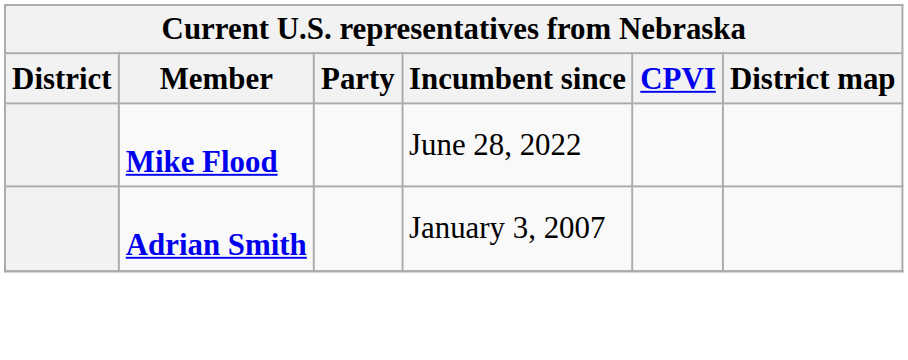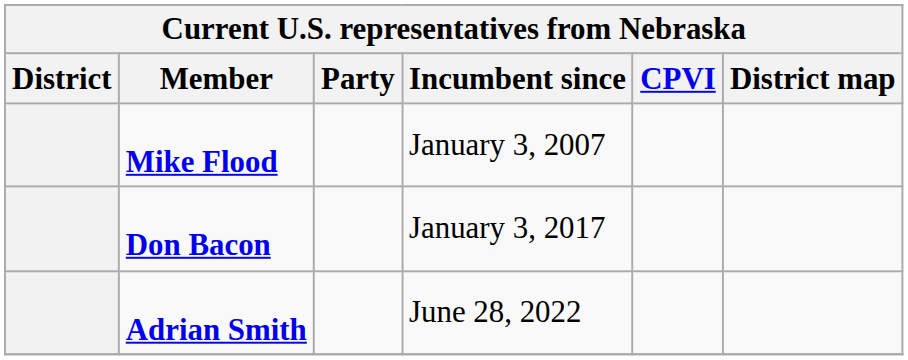(495, 144) June 28, 2022 -> (507, 144) January 3, 2007
+ row: (198, 245)
(507, 228) January 3, 2007 -> (495, 311) June 28, 2022
